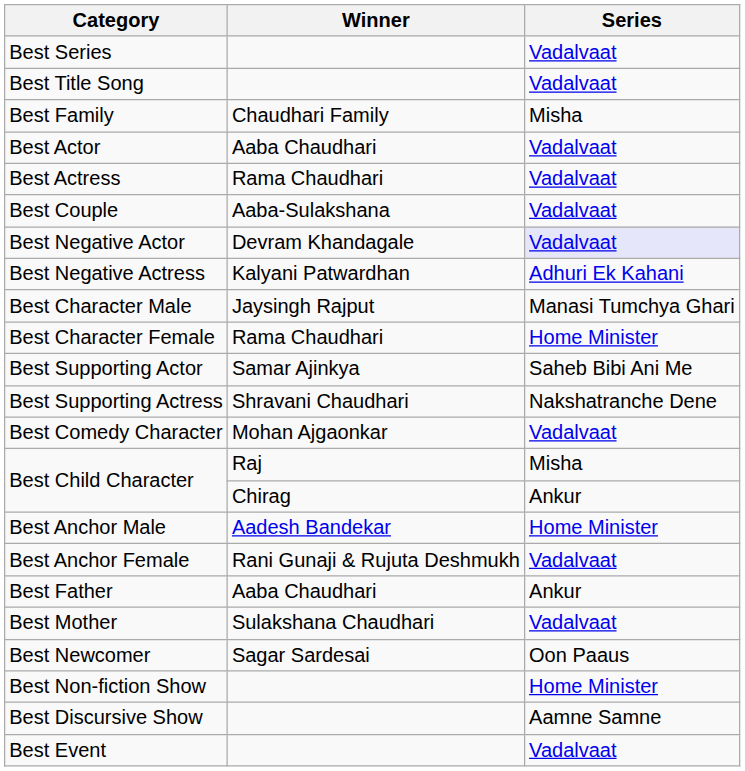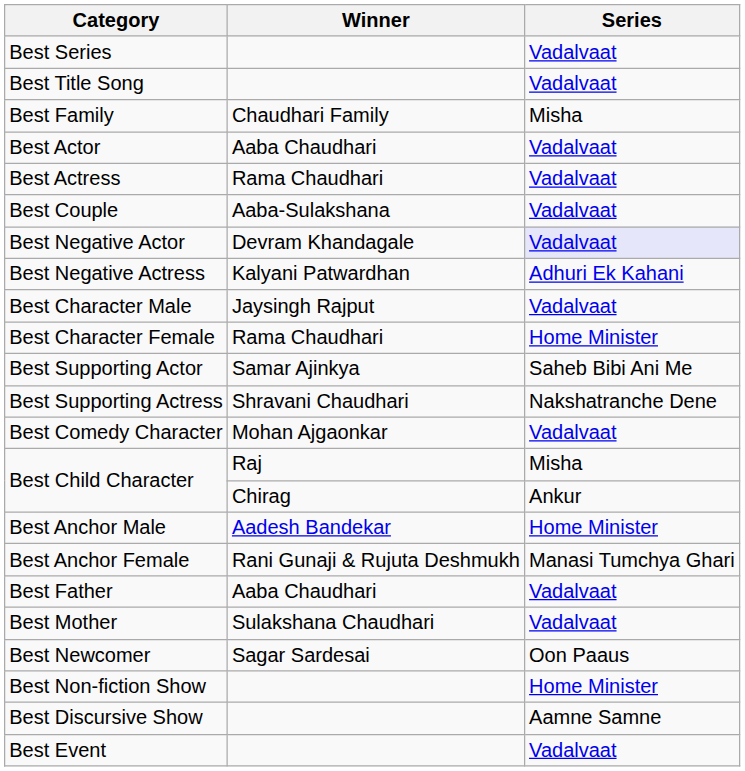(632, 305) Manasi Tumchya Ghari -> (573, 305) Vadalvaat
(573, 559) Vadalvaat -> (632, 559) Manasi Tumchya Ghari
(555, 591) Ankur -> (573, 591) Vadalvaat
